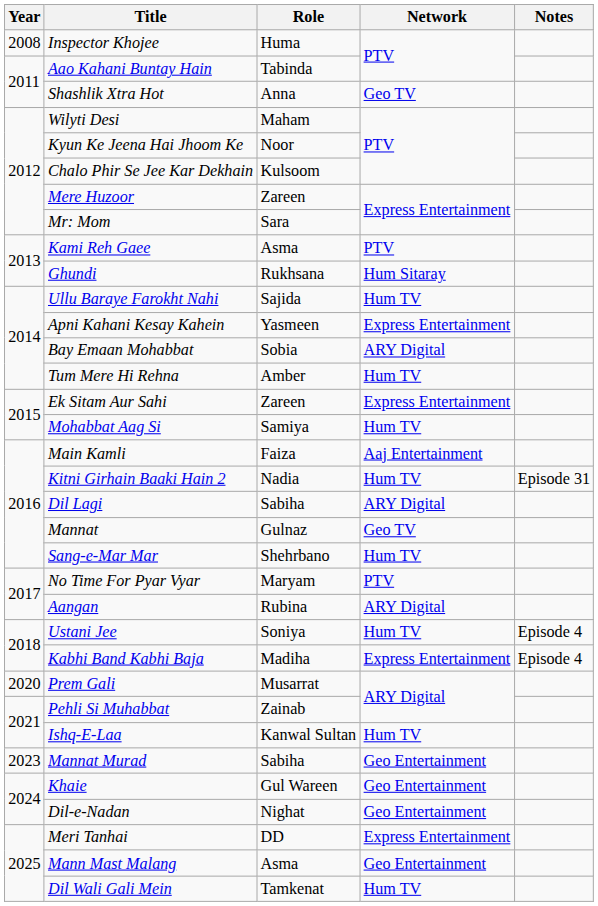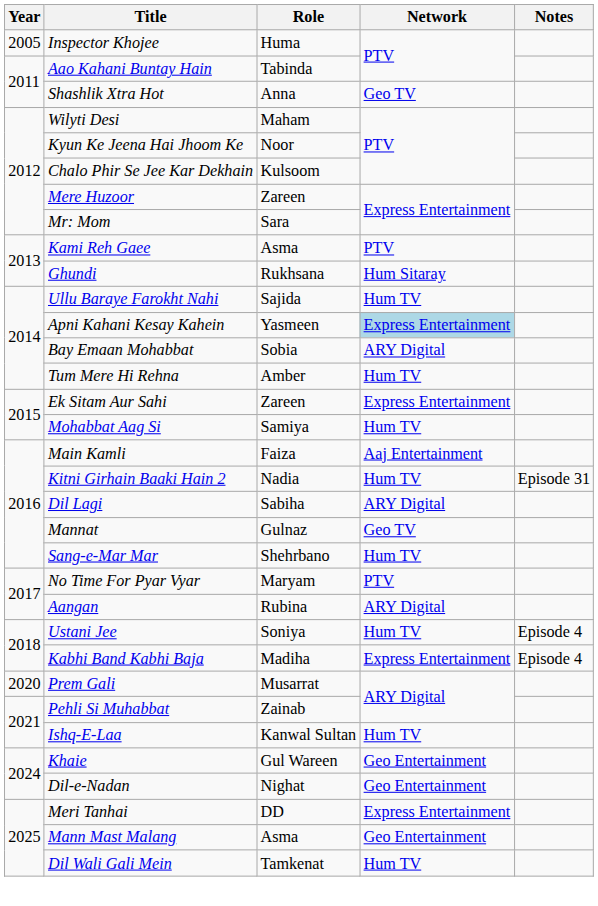(24, 42) 2008 -> (24, 42) 2005
(437, 324) no background -> (437, 324) lightblue background
- row: (97, 760)
